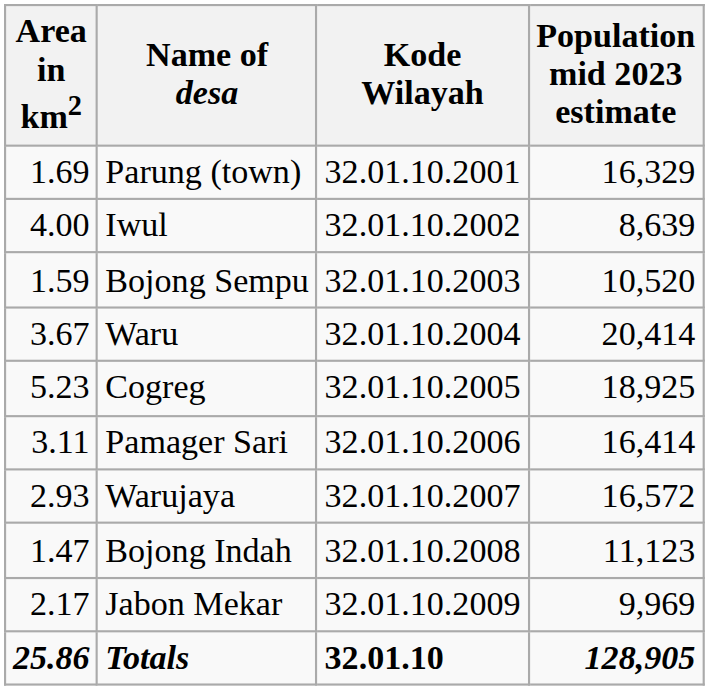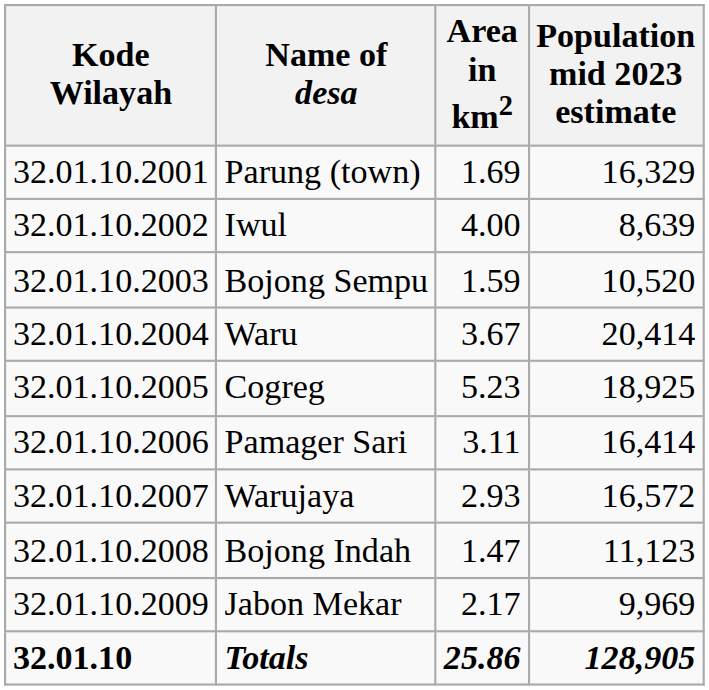columns swapped: (423, 74) <-> (51, 74)
